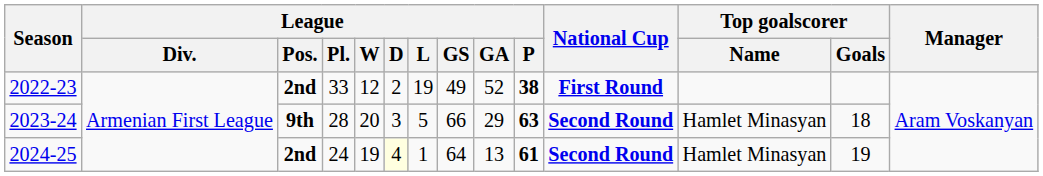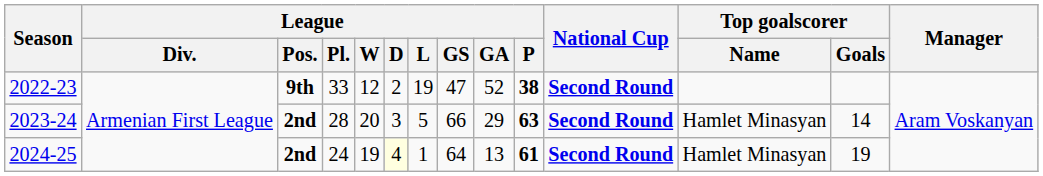(300, 88) 2nd -> (300, 88) 9th
(456, 88) 49 -> (456, 88) 47
(611, 88) First Round -> (611, 88) Second Round
(300, 121) 9th -> (300, 121) 2nd
(860, 121) 18 -> (860, 121) 14
